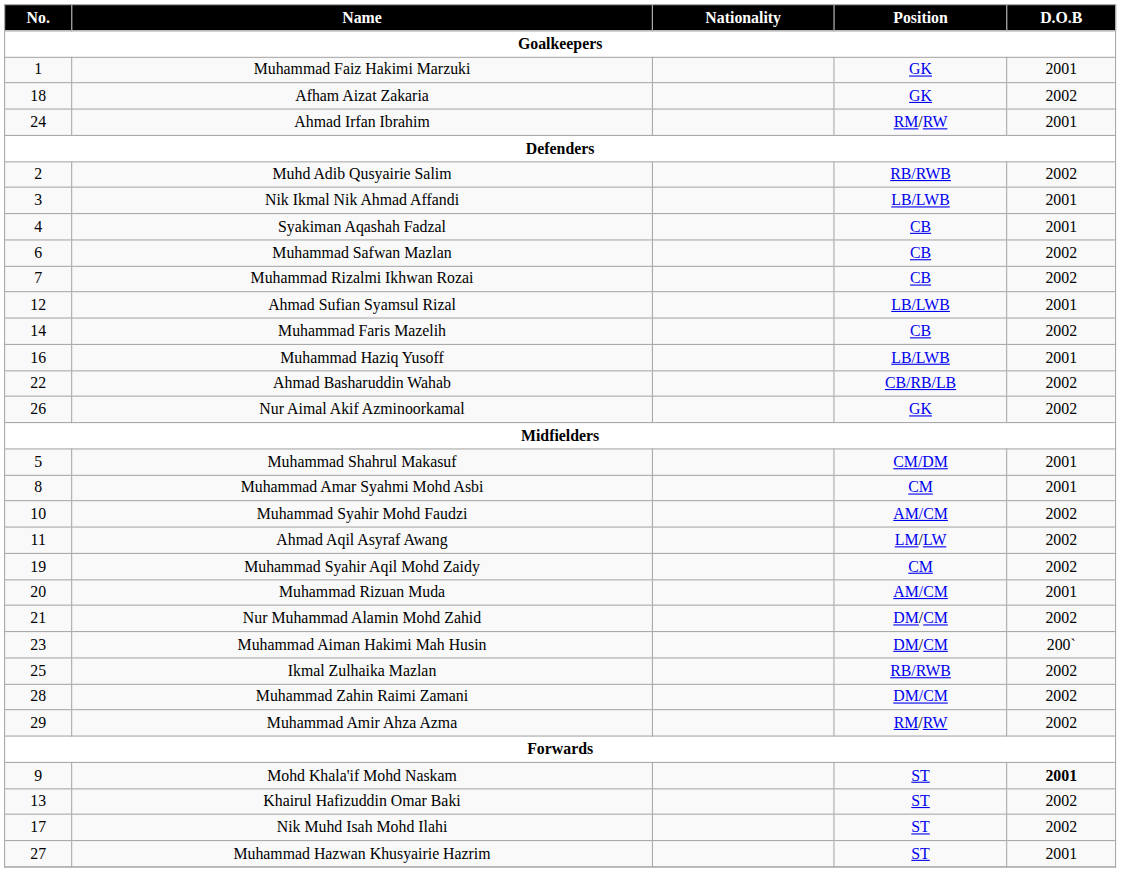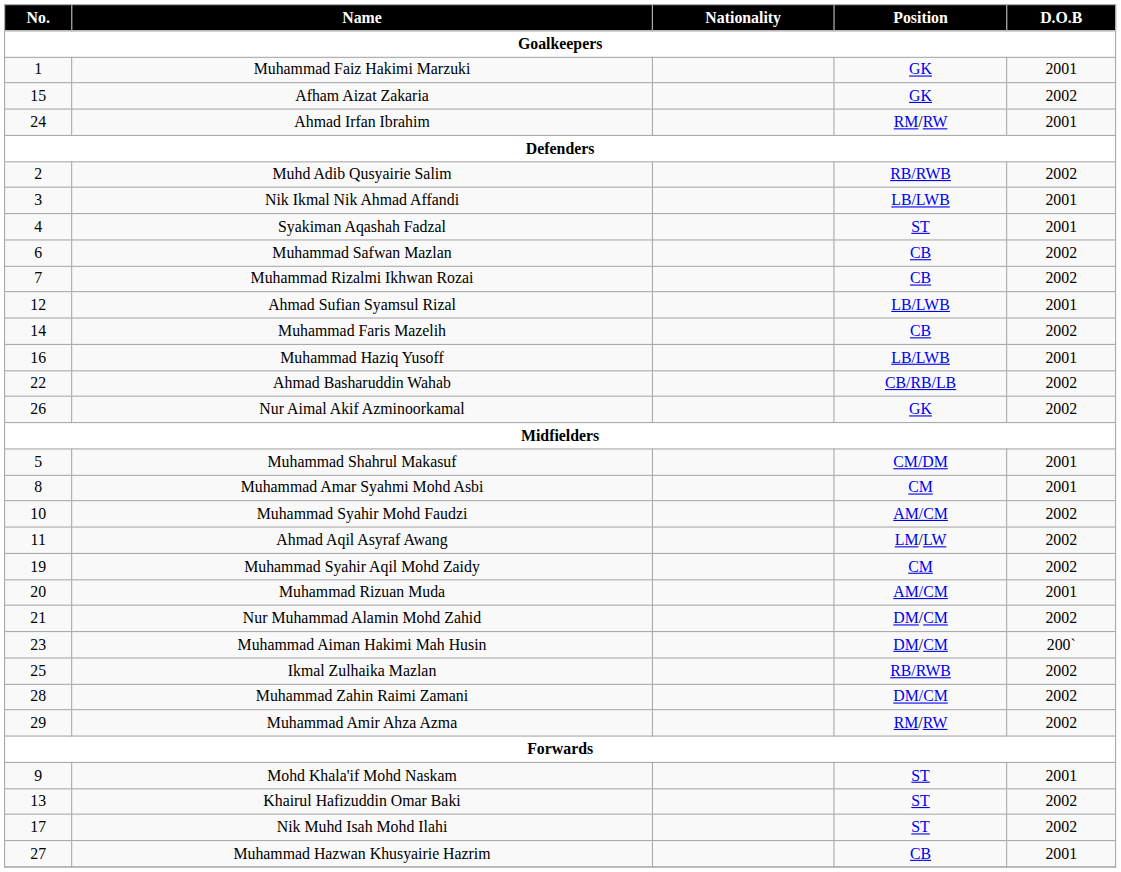(38, 96) 18 -> (38, 96) 15
(921, 226) CB -> (921, 226) ST
(1061, 775) bold -> (1061, 775) normal
(921, 853) ST -> (921, 853) CB
